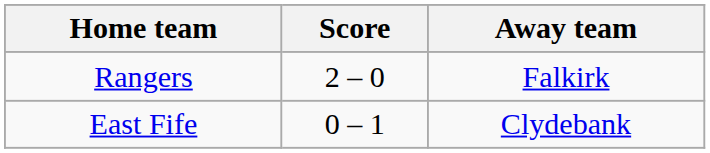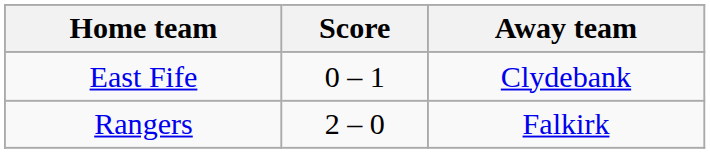rows swapped: (143, 123) <-> (143, 76)
